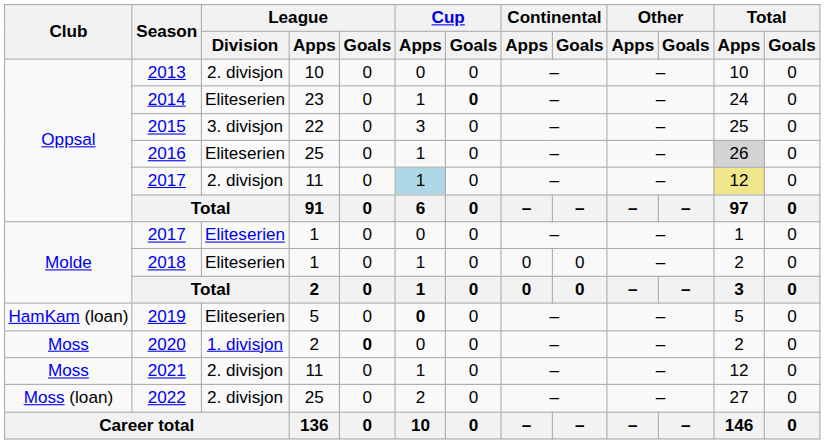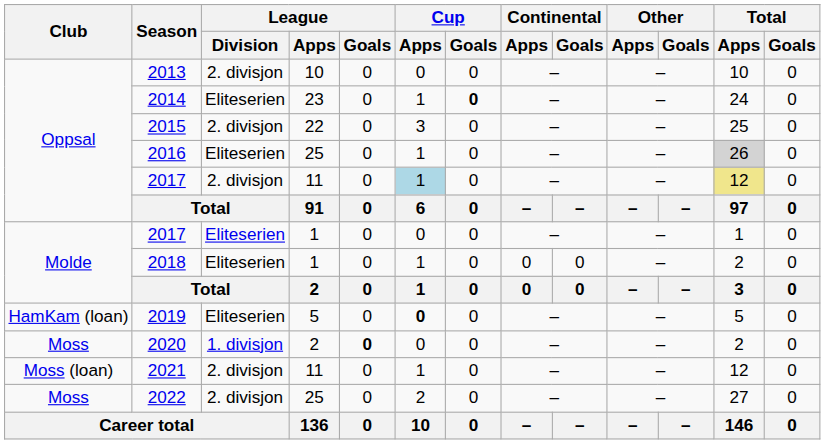(245, 126) 3. divisjon -> (245, 126) 2. divisjon
(68, 371) Moss -> (68, 371) Moss (loan)
(68, 398) Moss (loan) -> (68, 398) Moss
